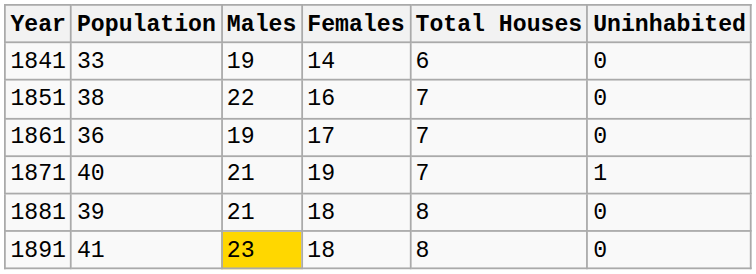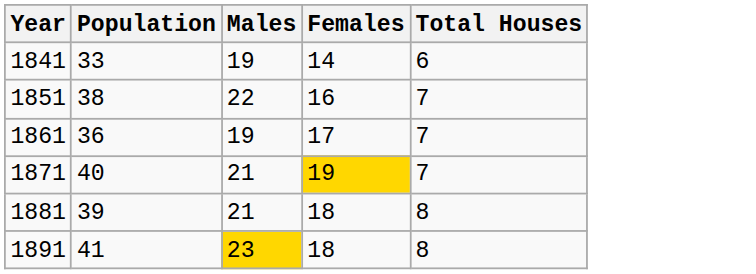- column: (670, 24)
(321, 175) no background -> (321, 175) gold background
